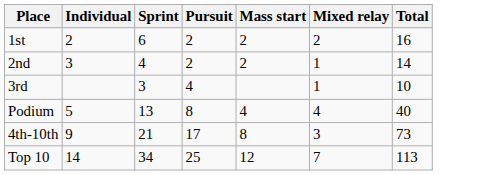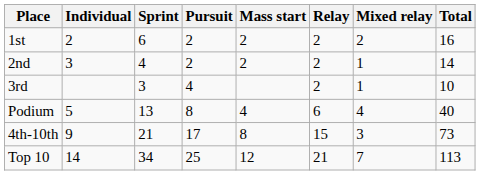+ column: (331, 16)
